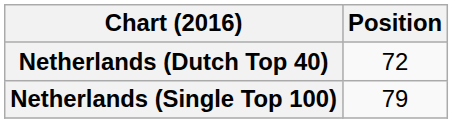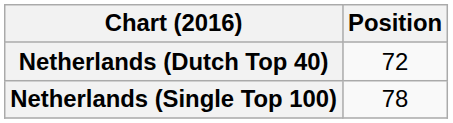(395, 99) 79 -> (395, 99) 78
